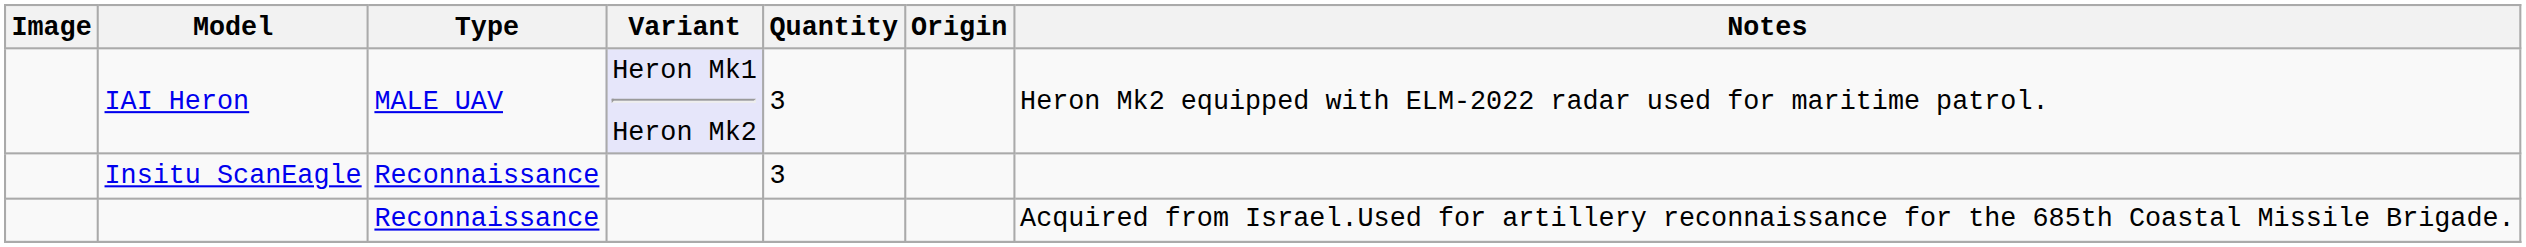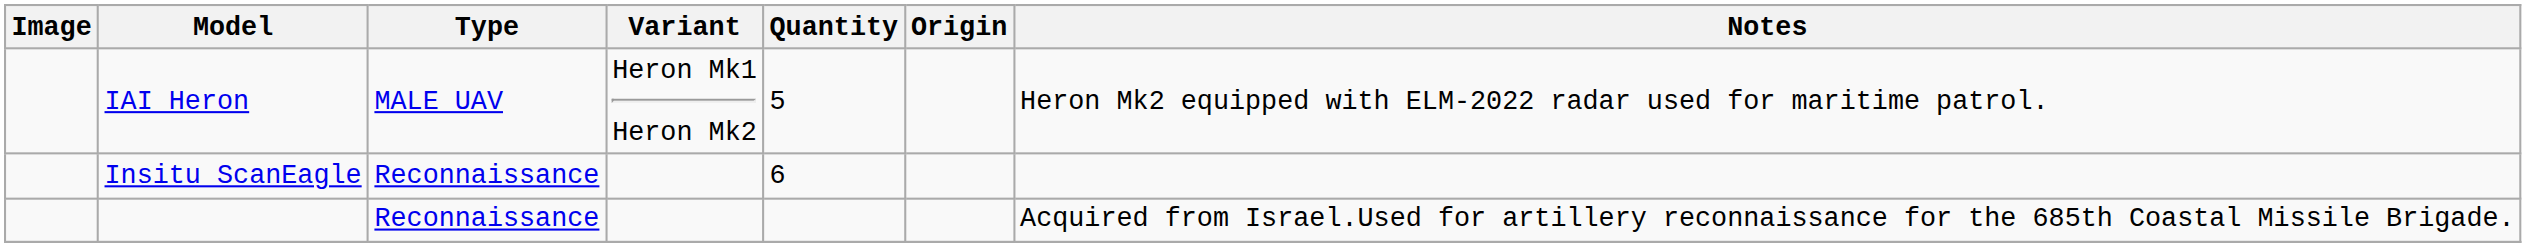(684, 101) lavender background -> (684, 101) no background
(778, 101) 3 -> (778, 101) 5
(778, 176) 3 -> (778, 176) 6
